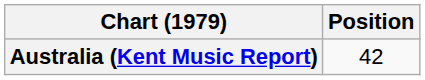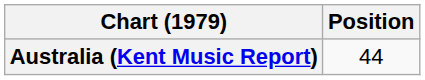(371, 56) 42 -> (371, 56) 44
